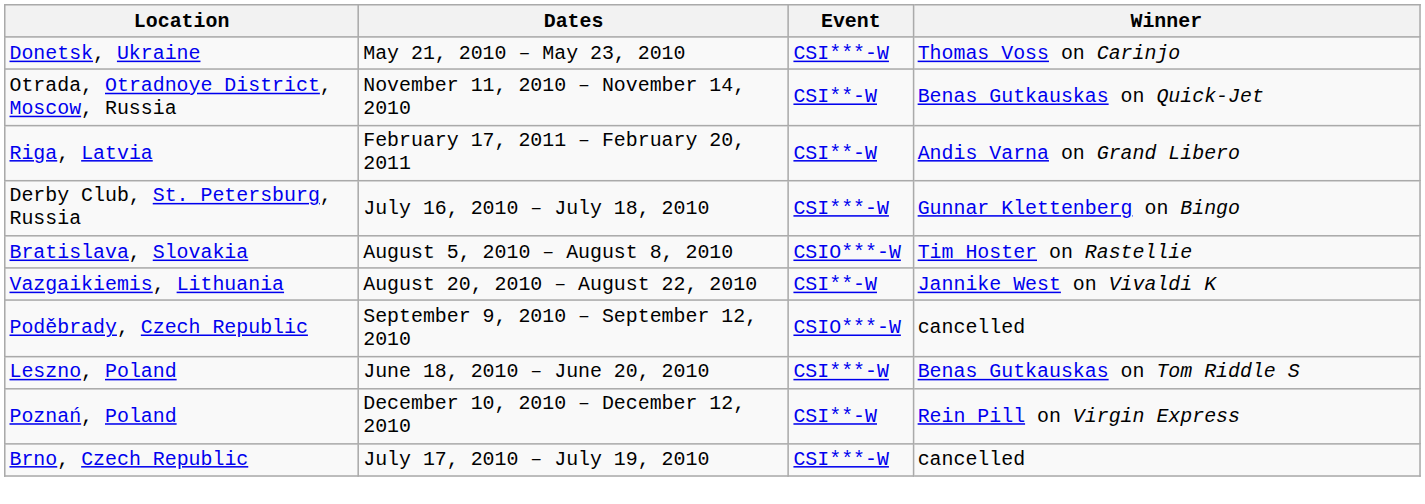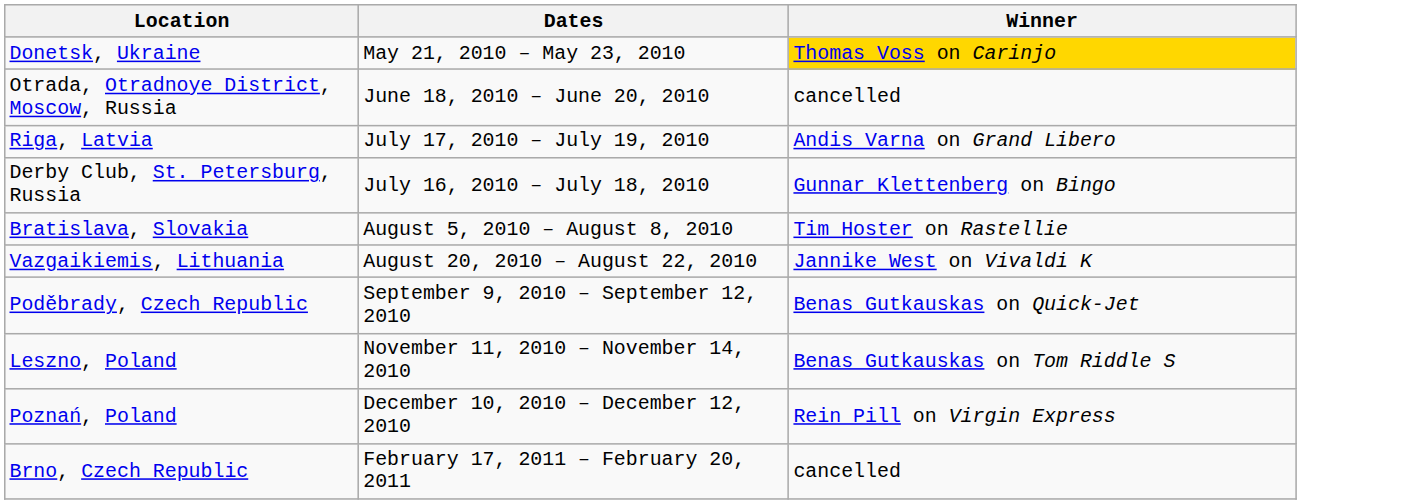- column: (851, 21)
(1049, 53) no background -> (925, 53) gold background
(554, 97) November 11, 2010 – November 14, 2010 -> (536, 97) June 18, 2010 – June 20, 2010
(1091, 97) Benas Gutkauskas on Quick-Jet -> (847, 97) cancelled
(554, 153) February 17, 2011 – February 20, 2011 -> (536, 141) July 17, 2010 – July 19, 2010
(971, 328) cancelled -> (967, 305) Benas Gutkauskas on Quick-Jet
(536, 372) June 18, 2010 – June 20, 2010 -> (554, 361) November 11, 2010 – November 14, 2010
(536, 460) July 17, 2010 – July 19, 2010 -> (554, 471) February 17, 2011 – February 20, 2011
